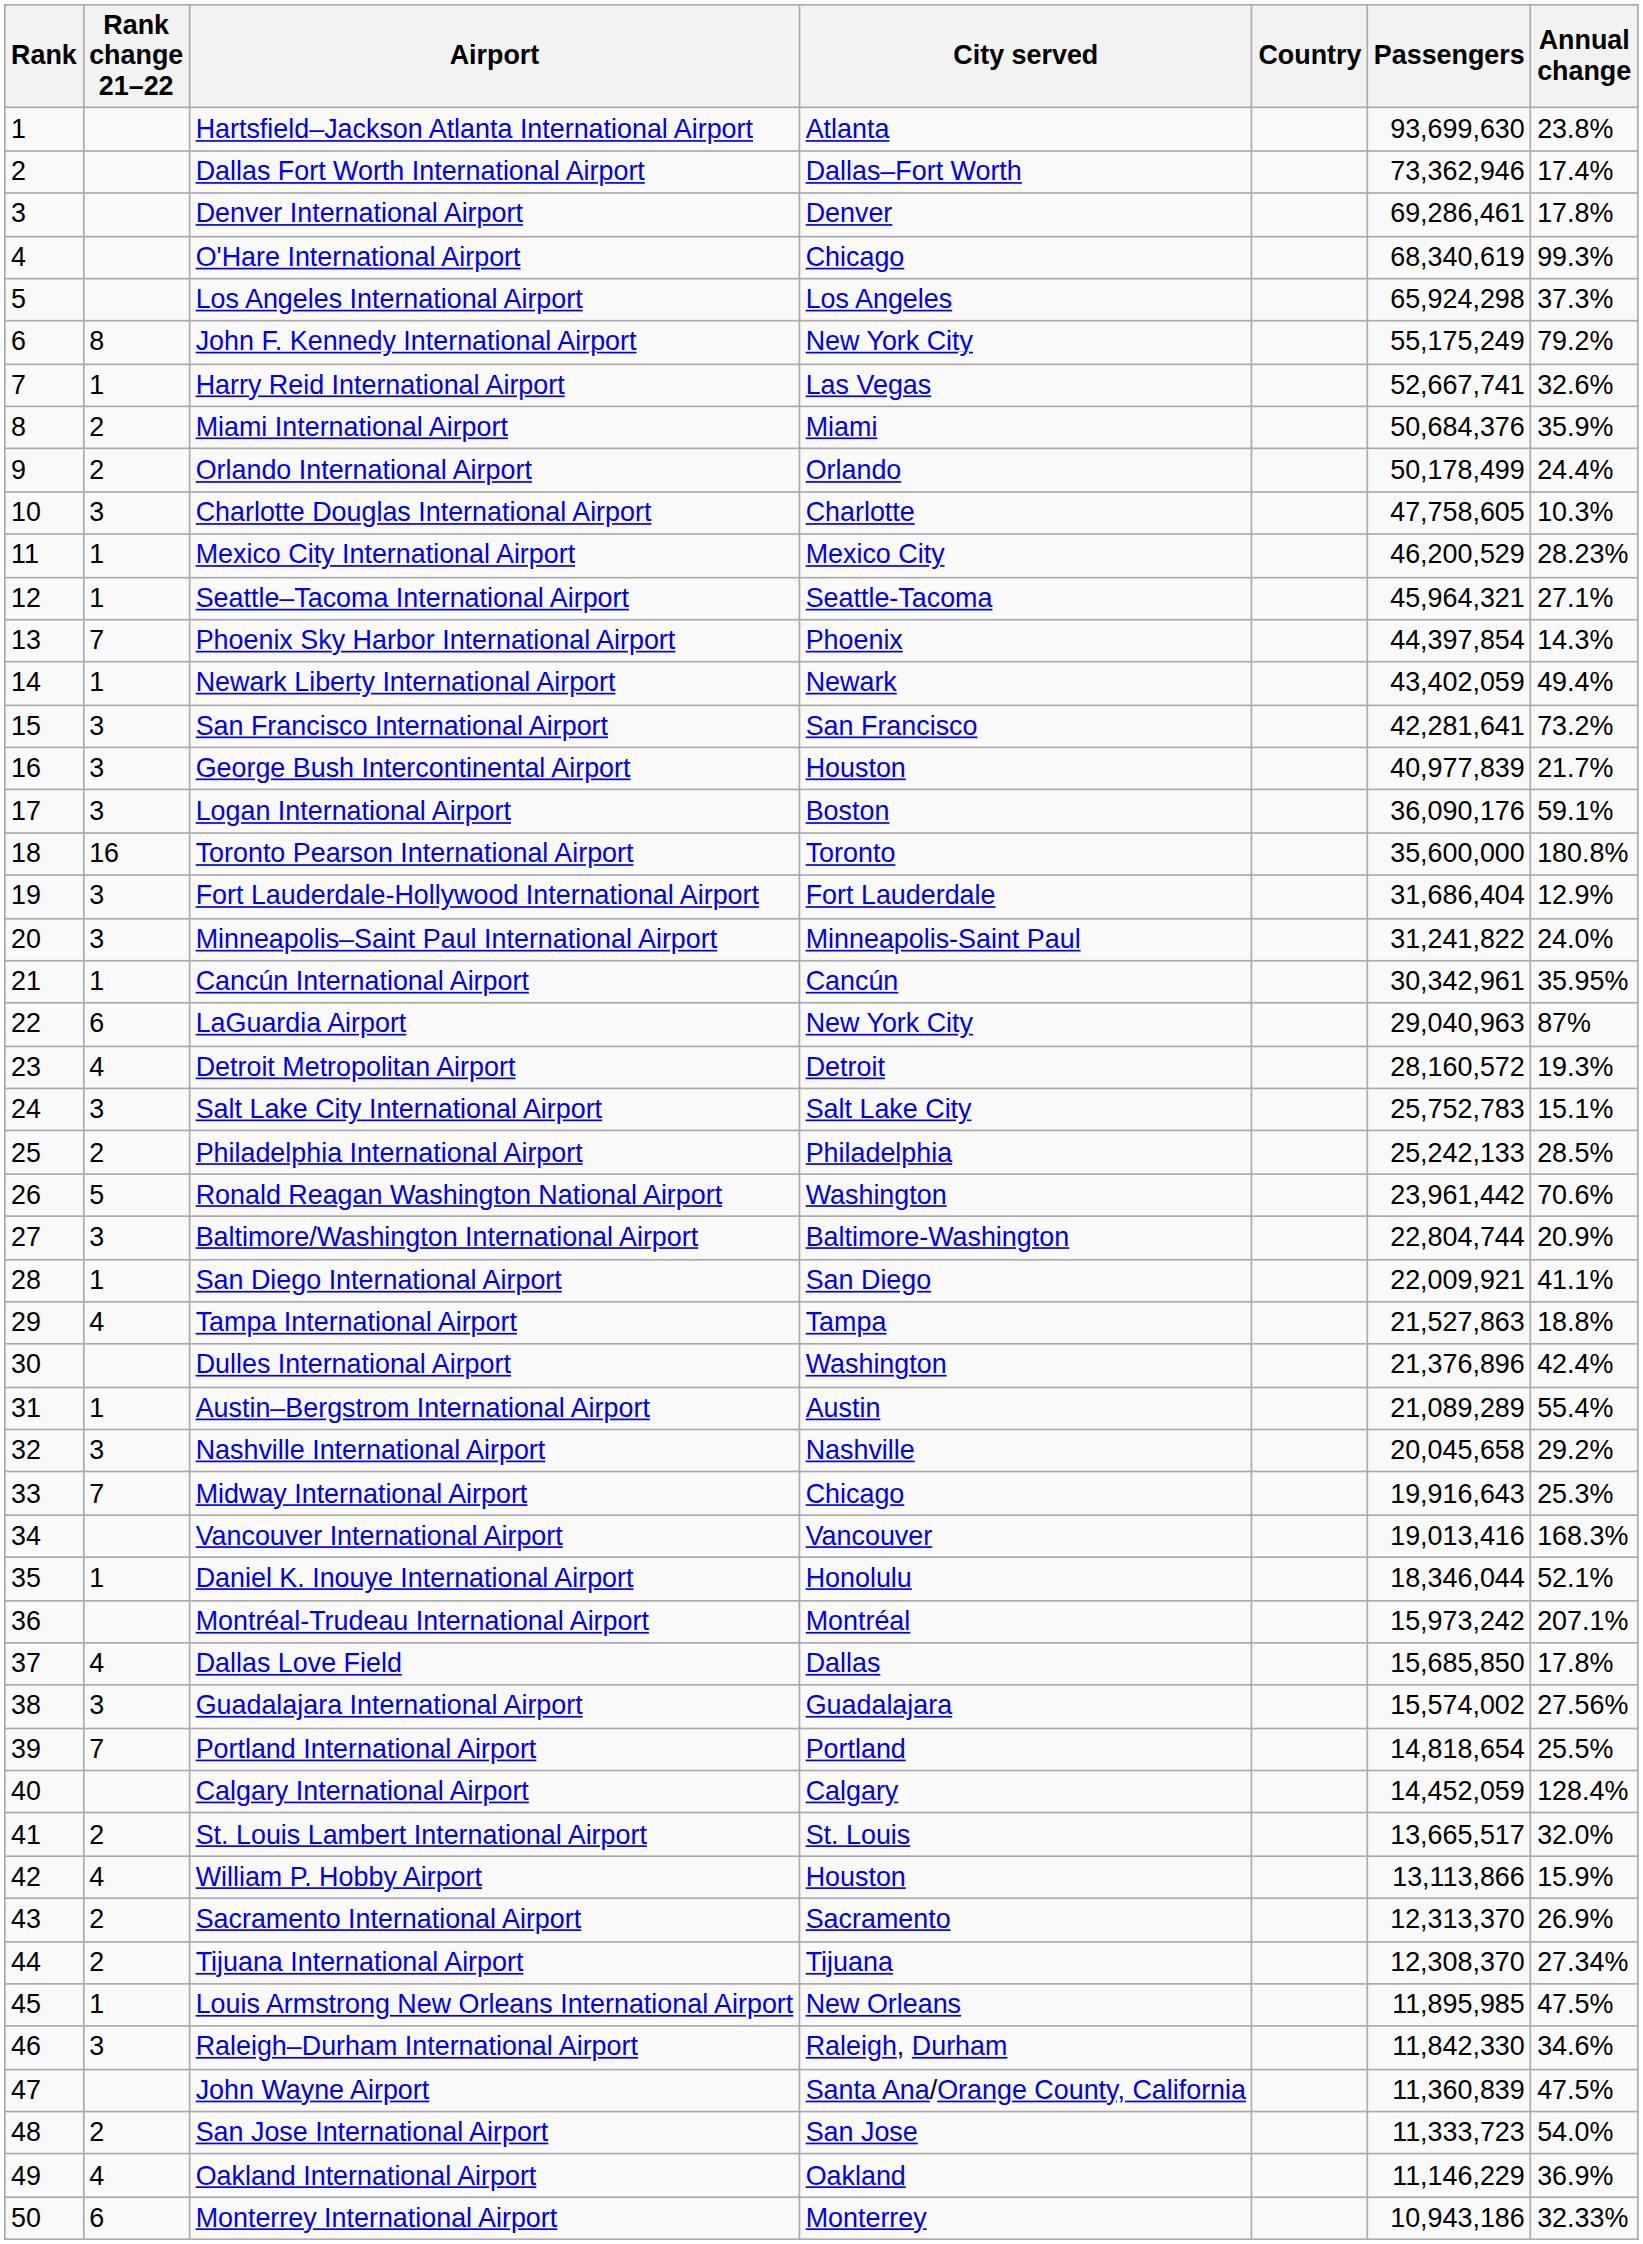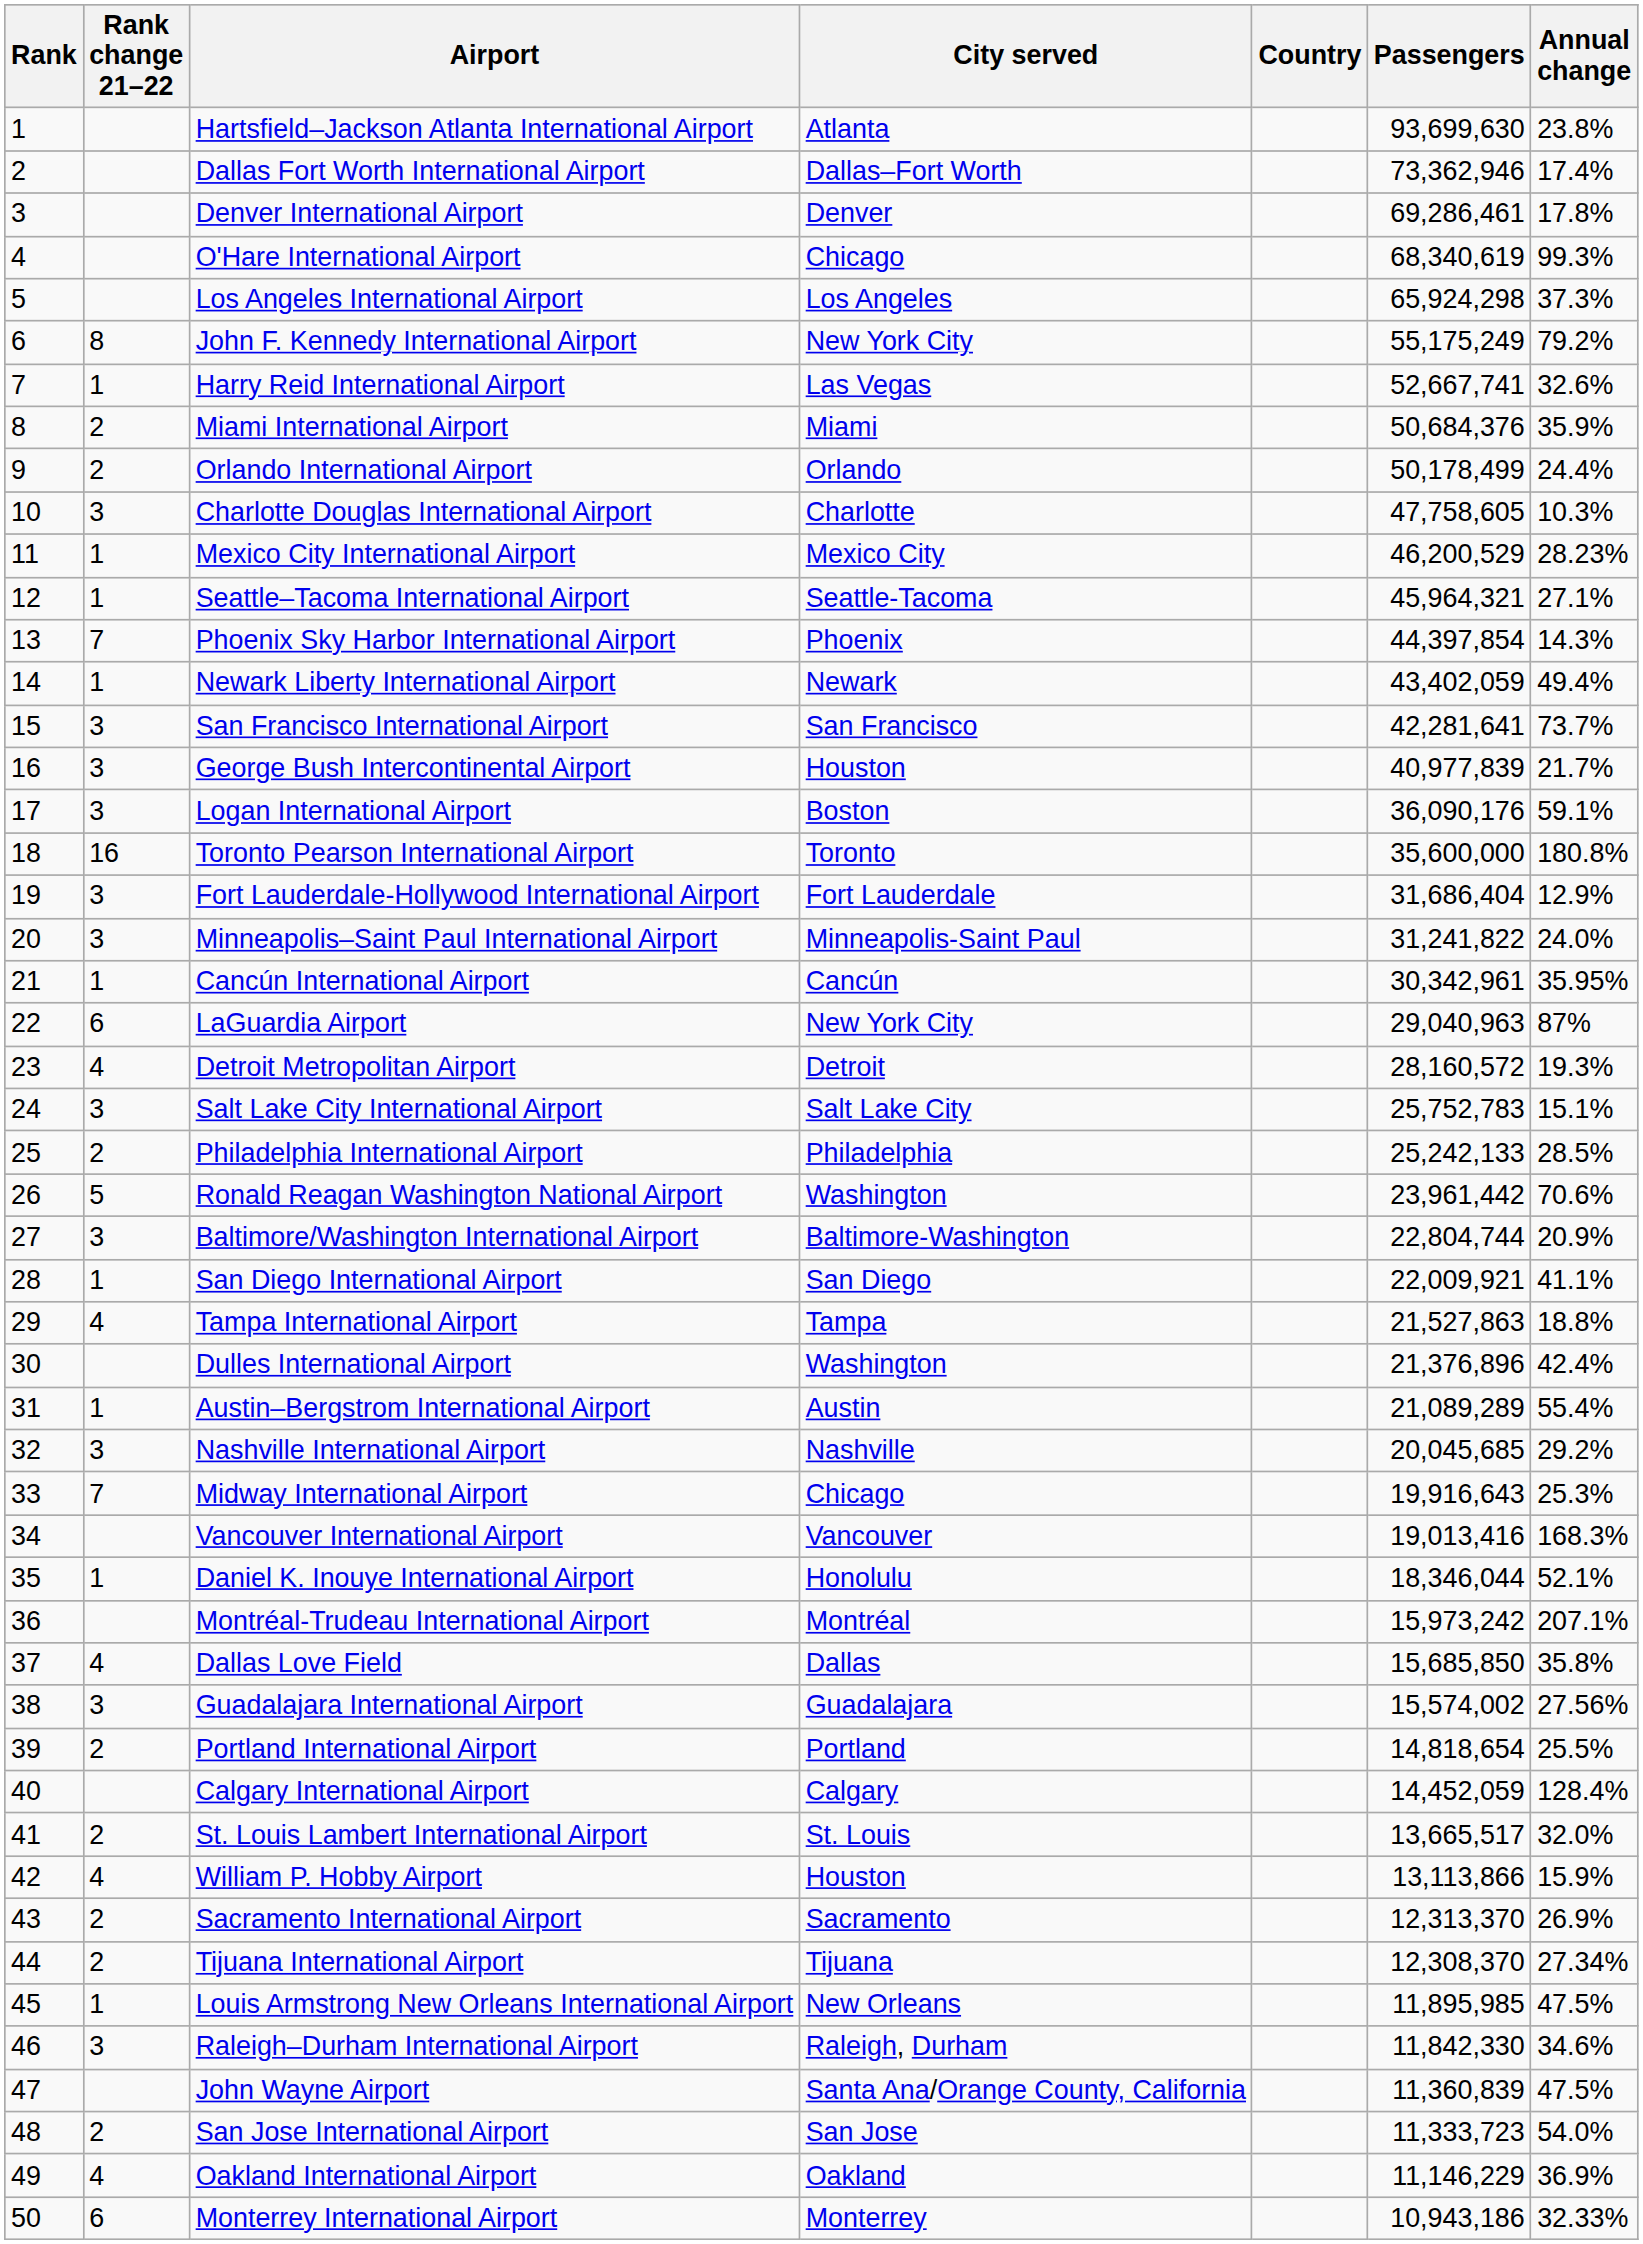(1575, 725) 73.2% -> (1575, 725) 73.7%
(1457, 1450) 20,045,658 -> (1457, 1450) 20,045,685
(1575, 1663) 17.8% -> (1575, 1663) 35.8%
(97, 1748) 7 -> (97, 1748) 2
